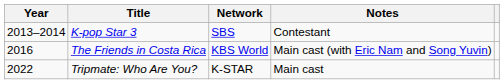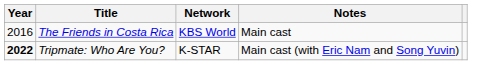- row: (104, 32)
(383, 50) Main cast (with Eric Nam and Song Yuvin) -> (266, 32) Main cast
(20, 69) normal -> (20, 50) bold
(299, 69) Main cast -> (350, 50) Main cast (with Eric Nam and Song Yuvin)
